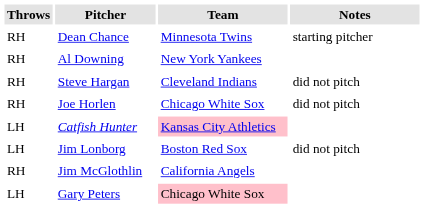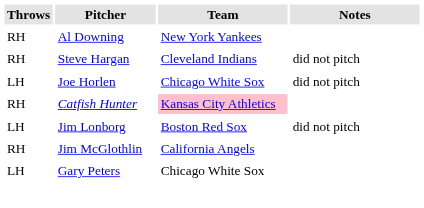- row: (93, 36)
(16, 104) RH -> (16, 81) LH
(16, 126) LH -> (16, 104) RH
(213, 193) pink background -> (213, 171) no background
